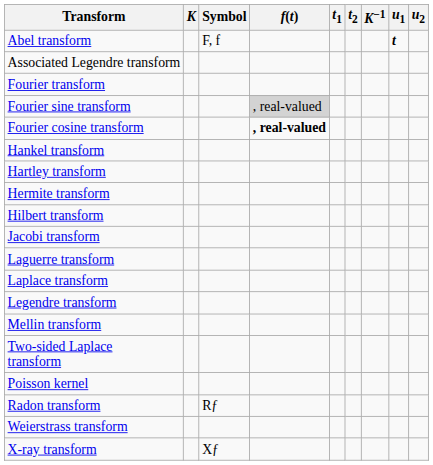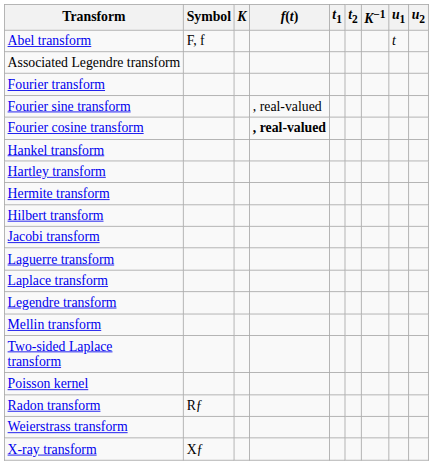columns swapped: (224, 17) <-> (191, 17)
(394, 40) bold -> (394, 40) normal
(287, 106) lightgrey background -> (287, 106) no background
